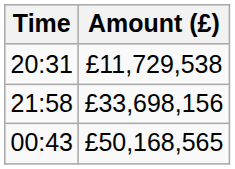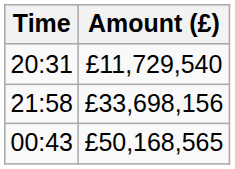(154, 63) £11,729,538 -> (154, 63) £11,729,540
